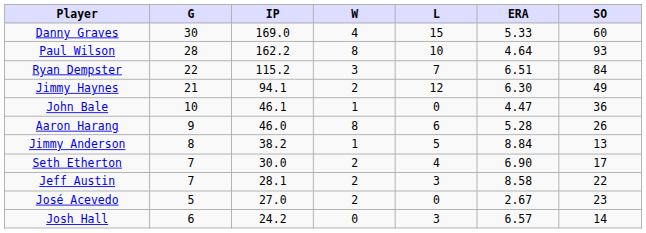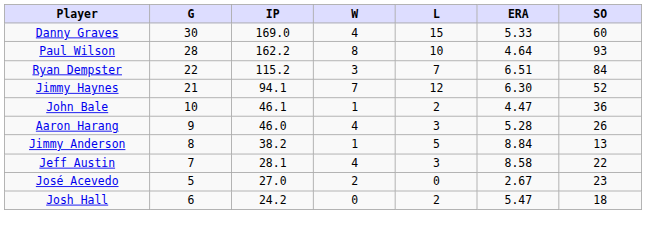(355, 88) 2 -> (355, 88) 7
(600, 88) 49 -> (600, 88) 52
(436, 107) 0 -> (436, 107) 2
(355, 126) 8 -> (355, 126) 4
(436, 126) 6 -> (436, 126) 3
- row: (77, 163)
(355, 182) 2 -> (355, 163) 4
(436, 219) 3 -> (436, 200) 2
(518, 219) 6.57 -> (518, 200) 5.47
(600, 219) 14 -> (600, 200) 18
